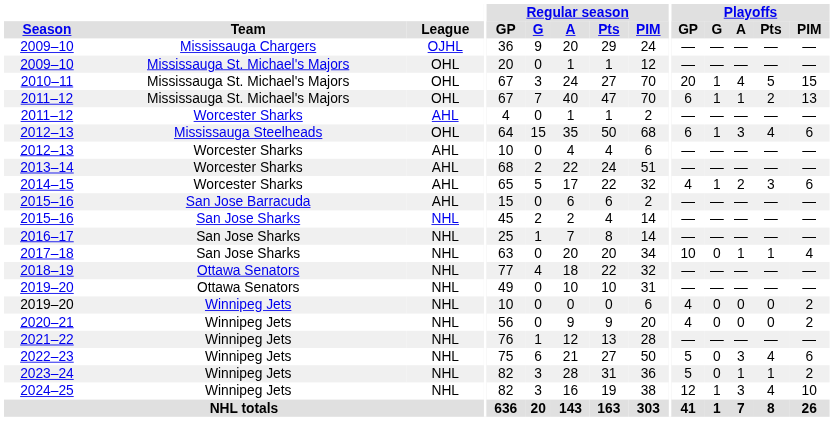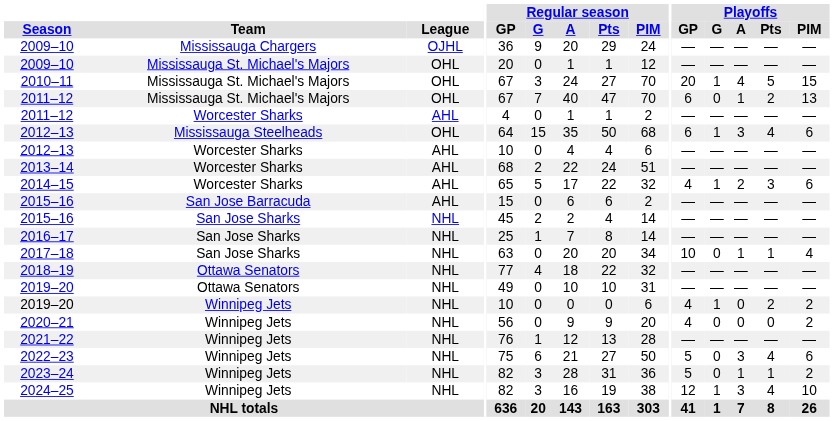(717, 98) 1 -> (717, 98) 0
(717, 305) 0 -> (717, 305) 1
(771, 305) 0 -> (771, 305) 2
